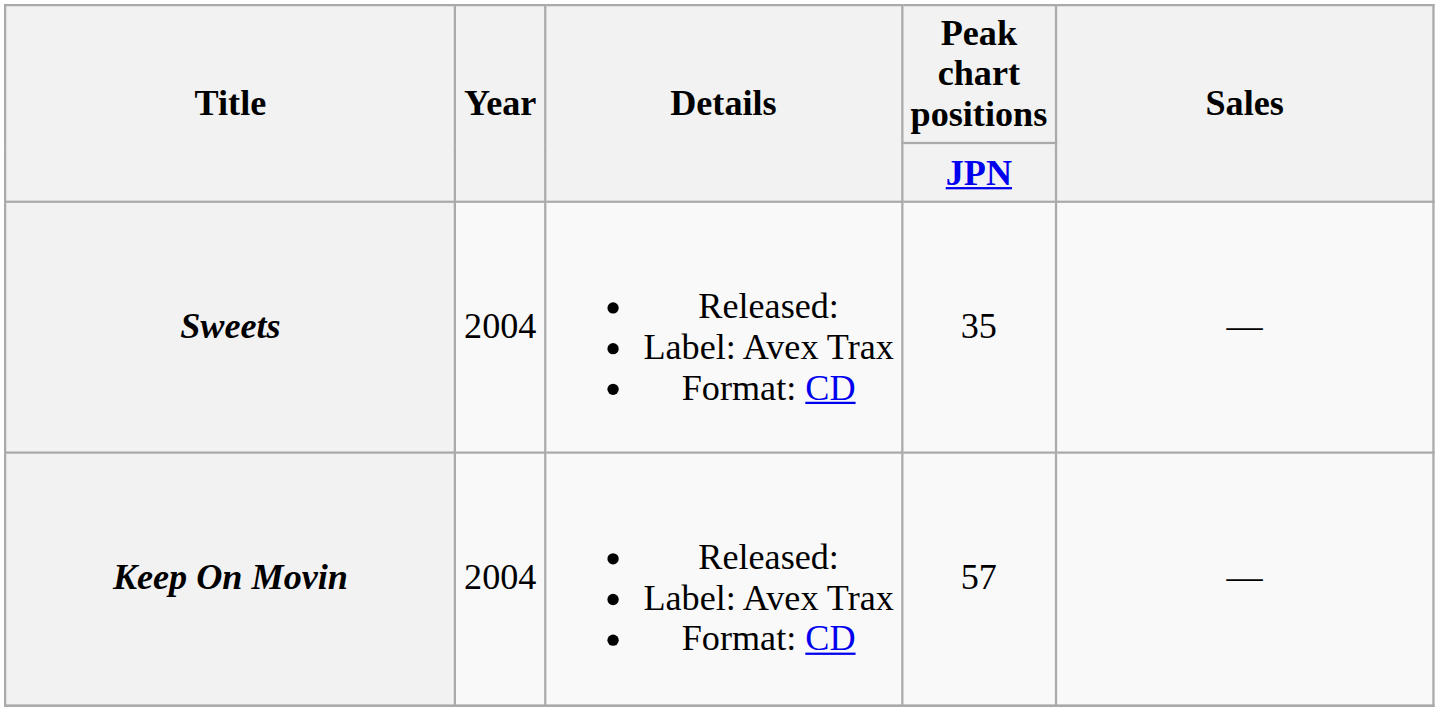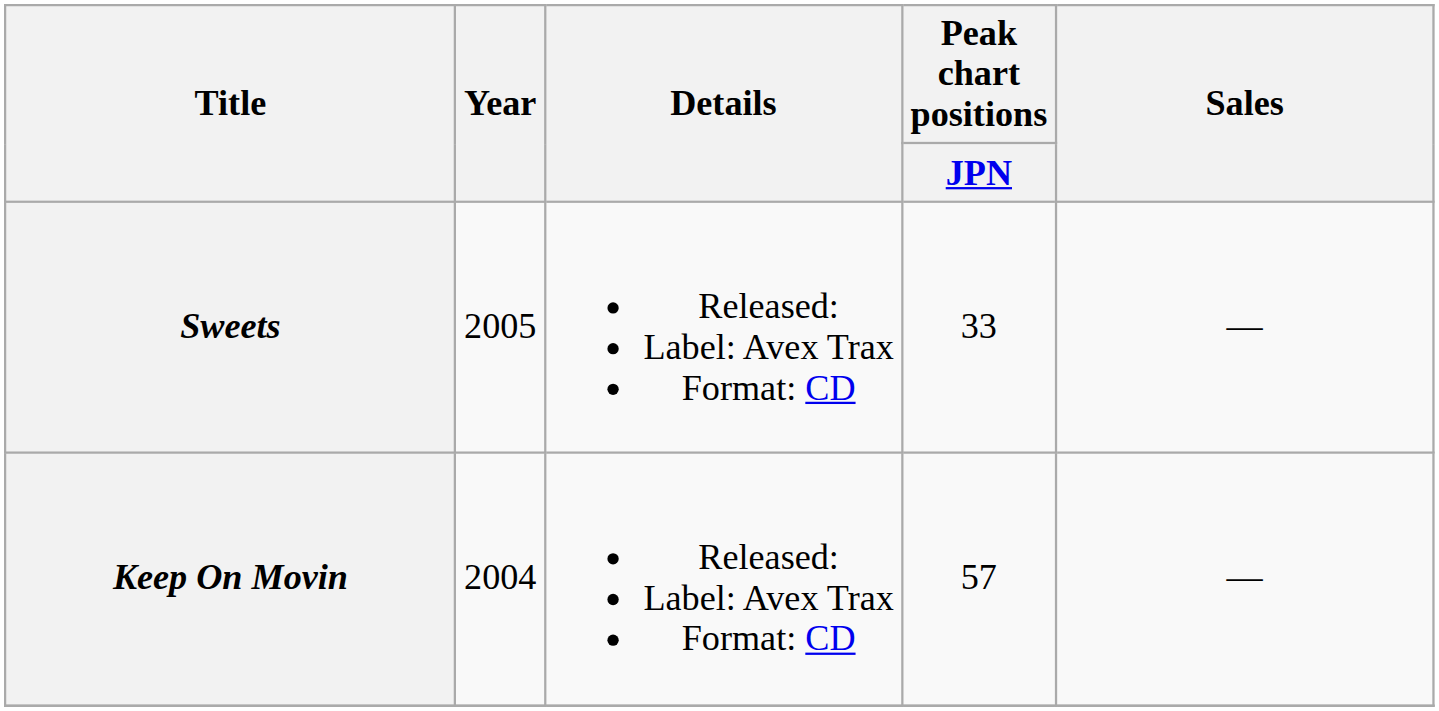(500, 326) 2004 -> (500, 326) 2005
(979, 326) 35 -> (979, 326) 33
